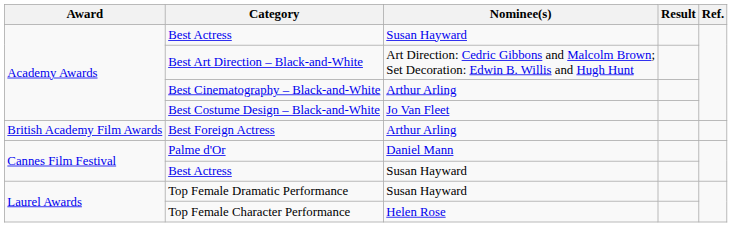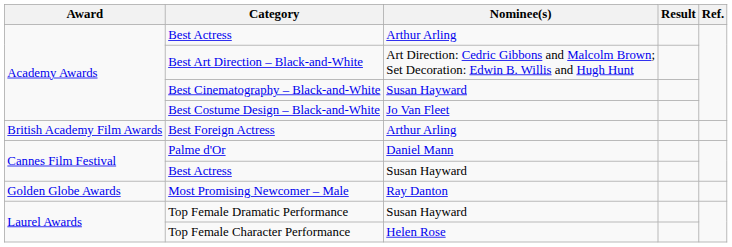(427, 34) Susan Hayward -> (421, 34) Arthur Arling
(421, 89) Arthur Arling -> (427, 89) Susan Hayward
+ row: (64, 191)
